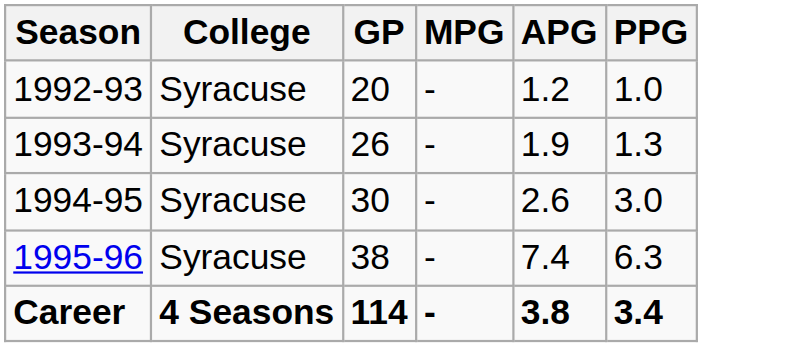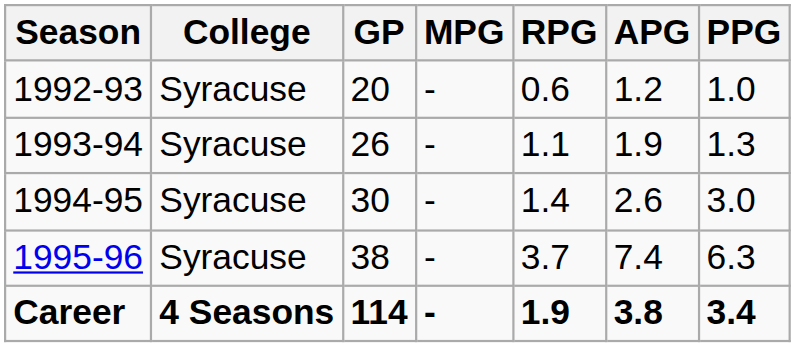+ column: (559, 32)
